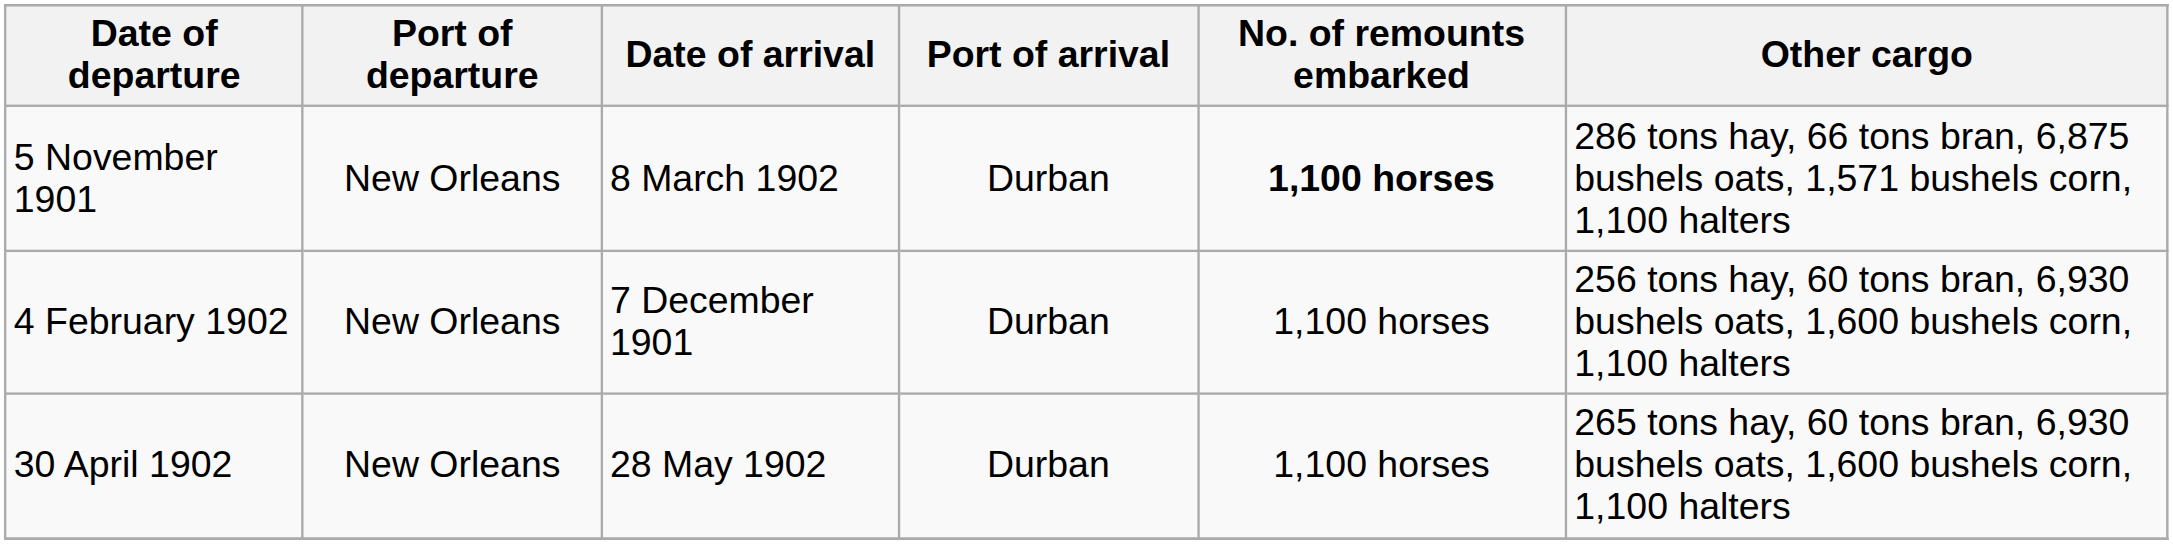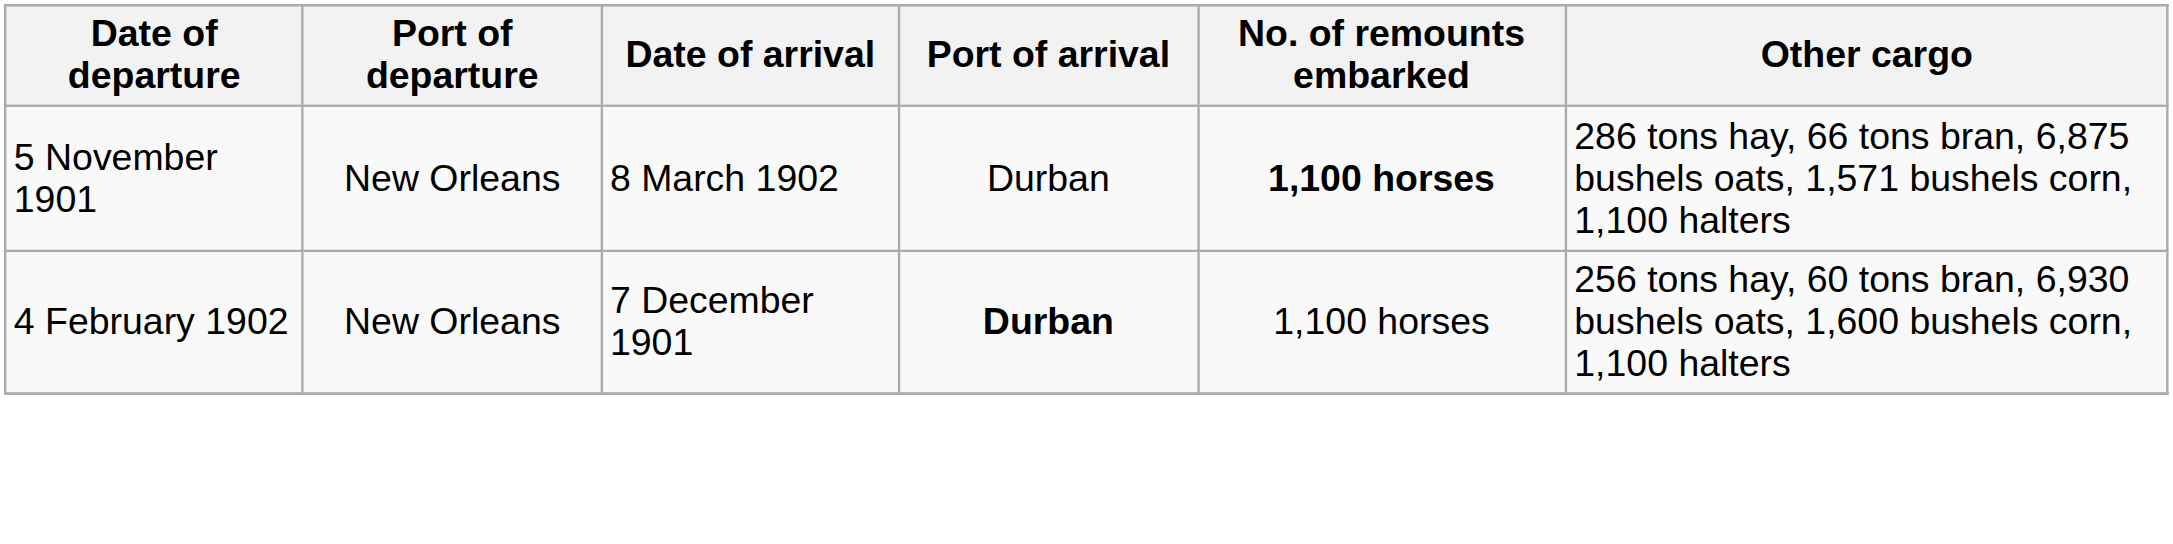(1048, 321) normal -> (1048, 321) bold
- row: (123, 465)
